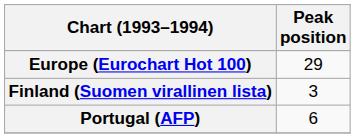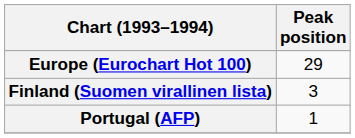(313, 118) 6 -> (313, 118) 1
